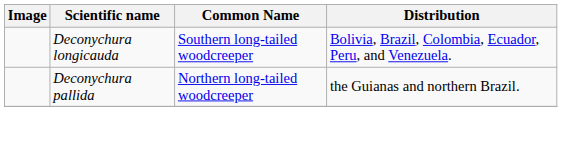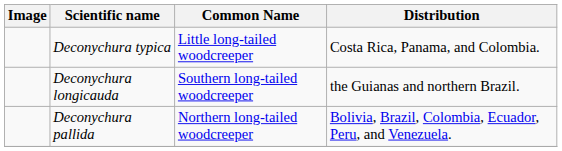+ row: (112, 47)
(435, 47) Bolivia, Brazil, Colombia, Ecuador, Peru, and Venezuela. -> (425, 86) the Guianas and northern Brazil.
(425, 86) the Guianas and northern Brazil. -> (435, 126) Bolivia, Brazil, Colombia, Ecuador, Peru, and Venezuela.
